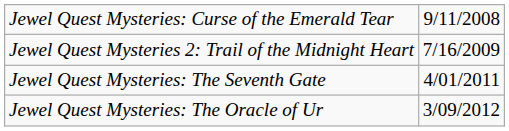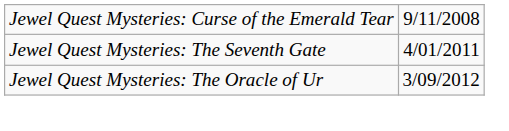- row: (212, 49)
